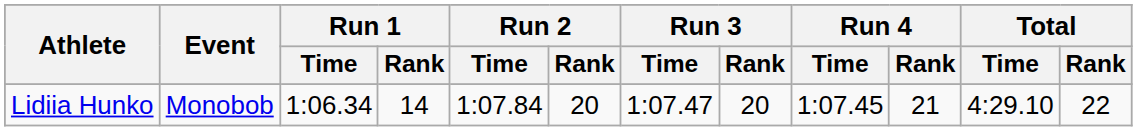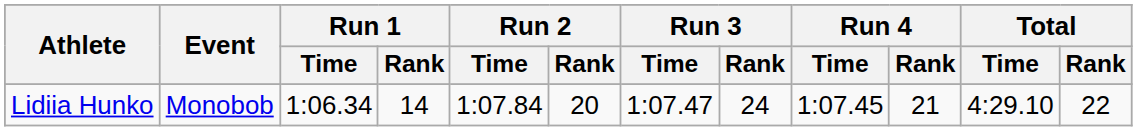(755, 105) 20 -> (755, 105) 24
